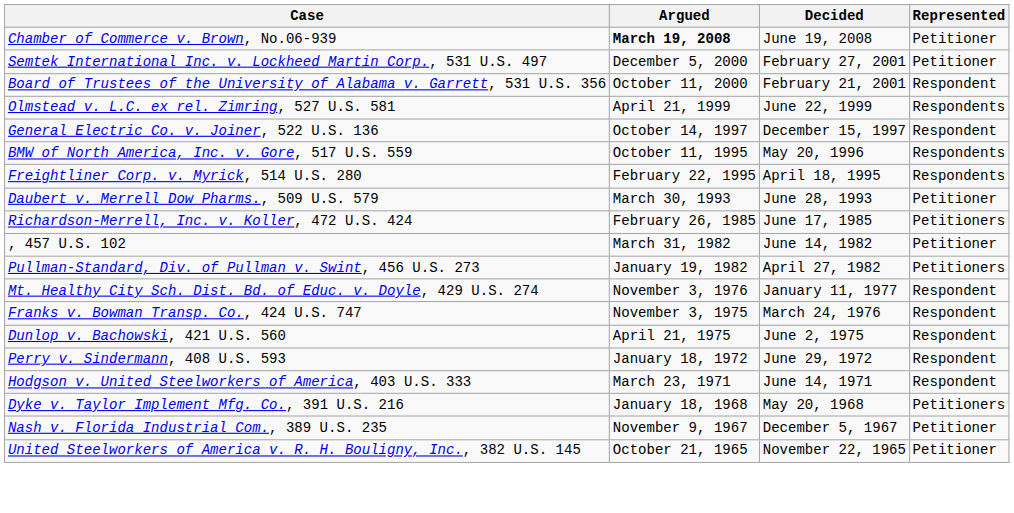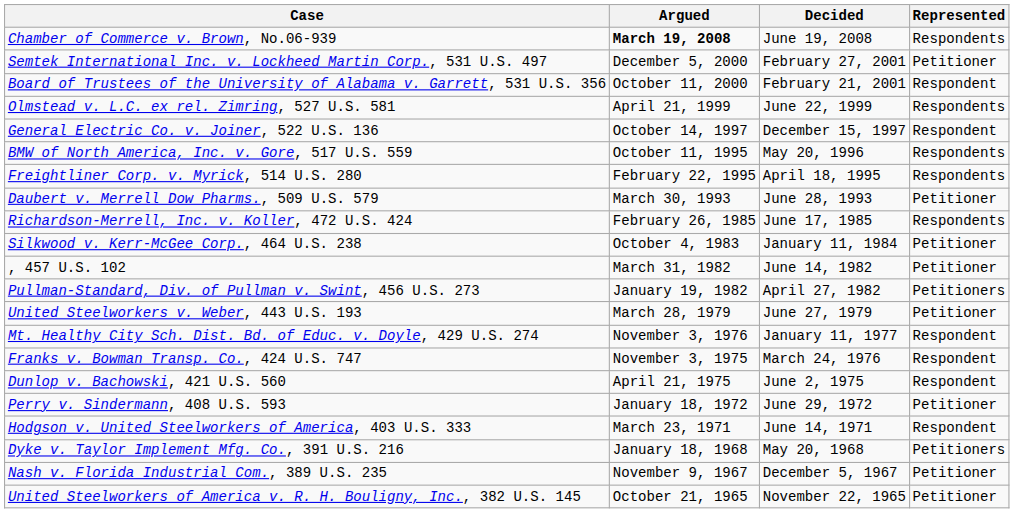(955, 39) Petitioner -> (959, 39) Respondents
(959, 222) Petitioners -> (959, 222) Respondents
+ row: (185, 245)
+ row: (185, 313)
(955, 359) Respondent -> (955, 405) Petitioner
